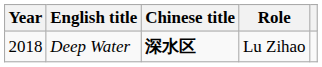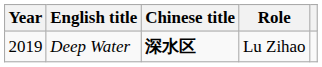(25, 46) 2018 -> (25, 46) 2019
